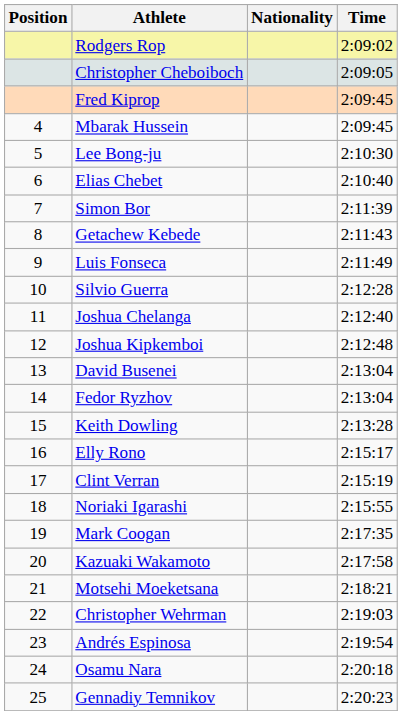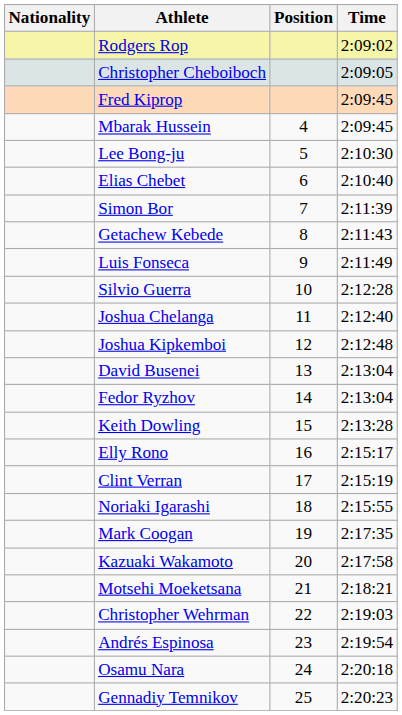columns swapped: (38, 18) <-> (292, 18)
